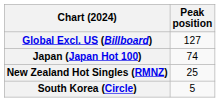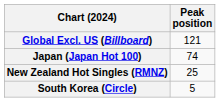(192, 40) 127 -> (192, 40) 121
